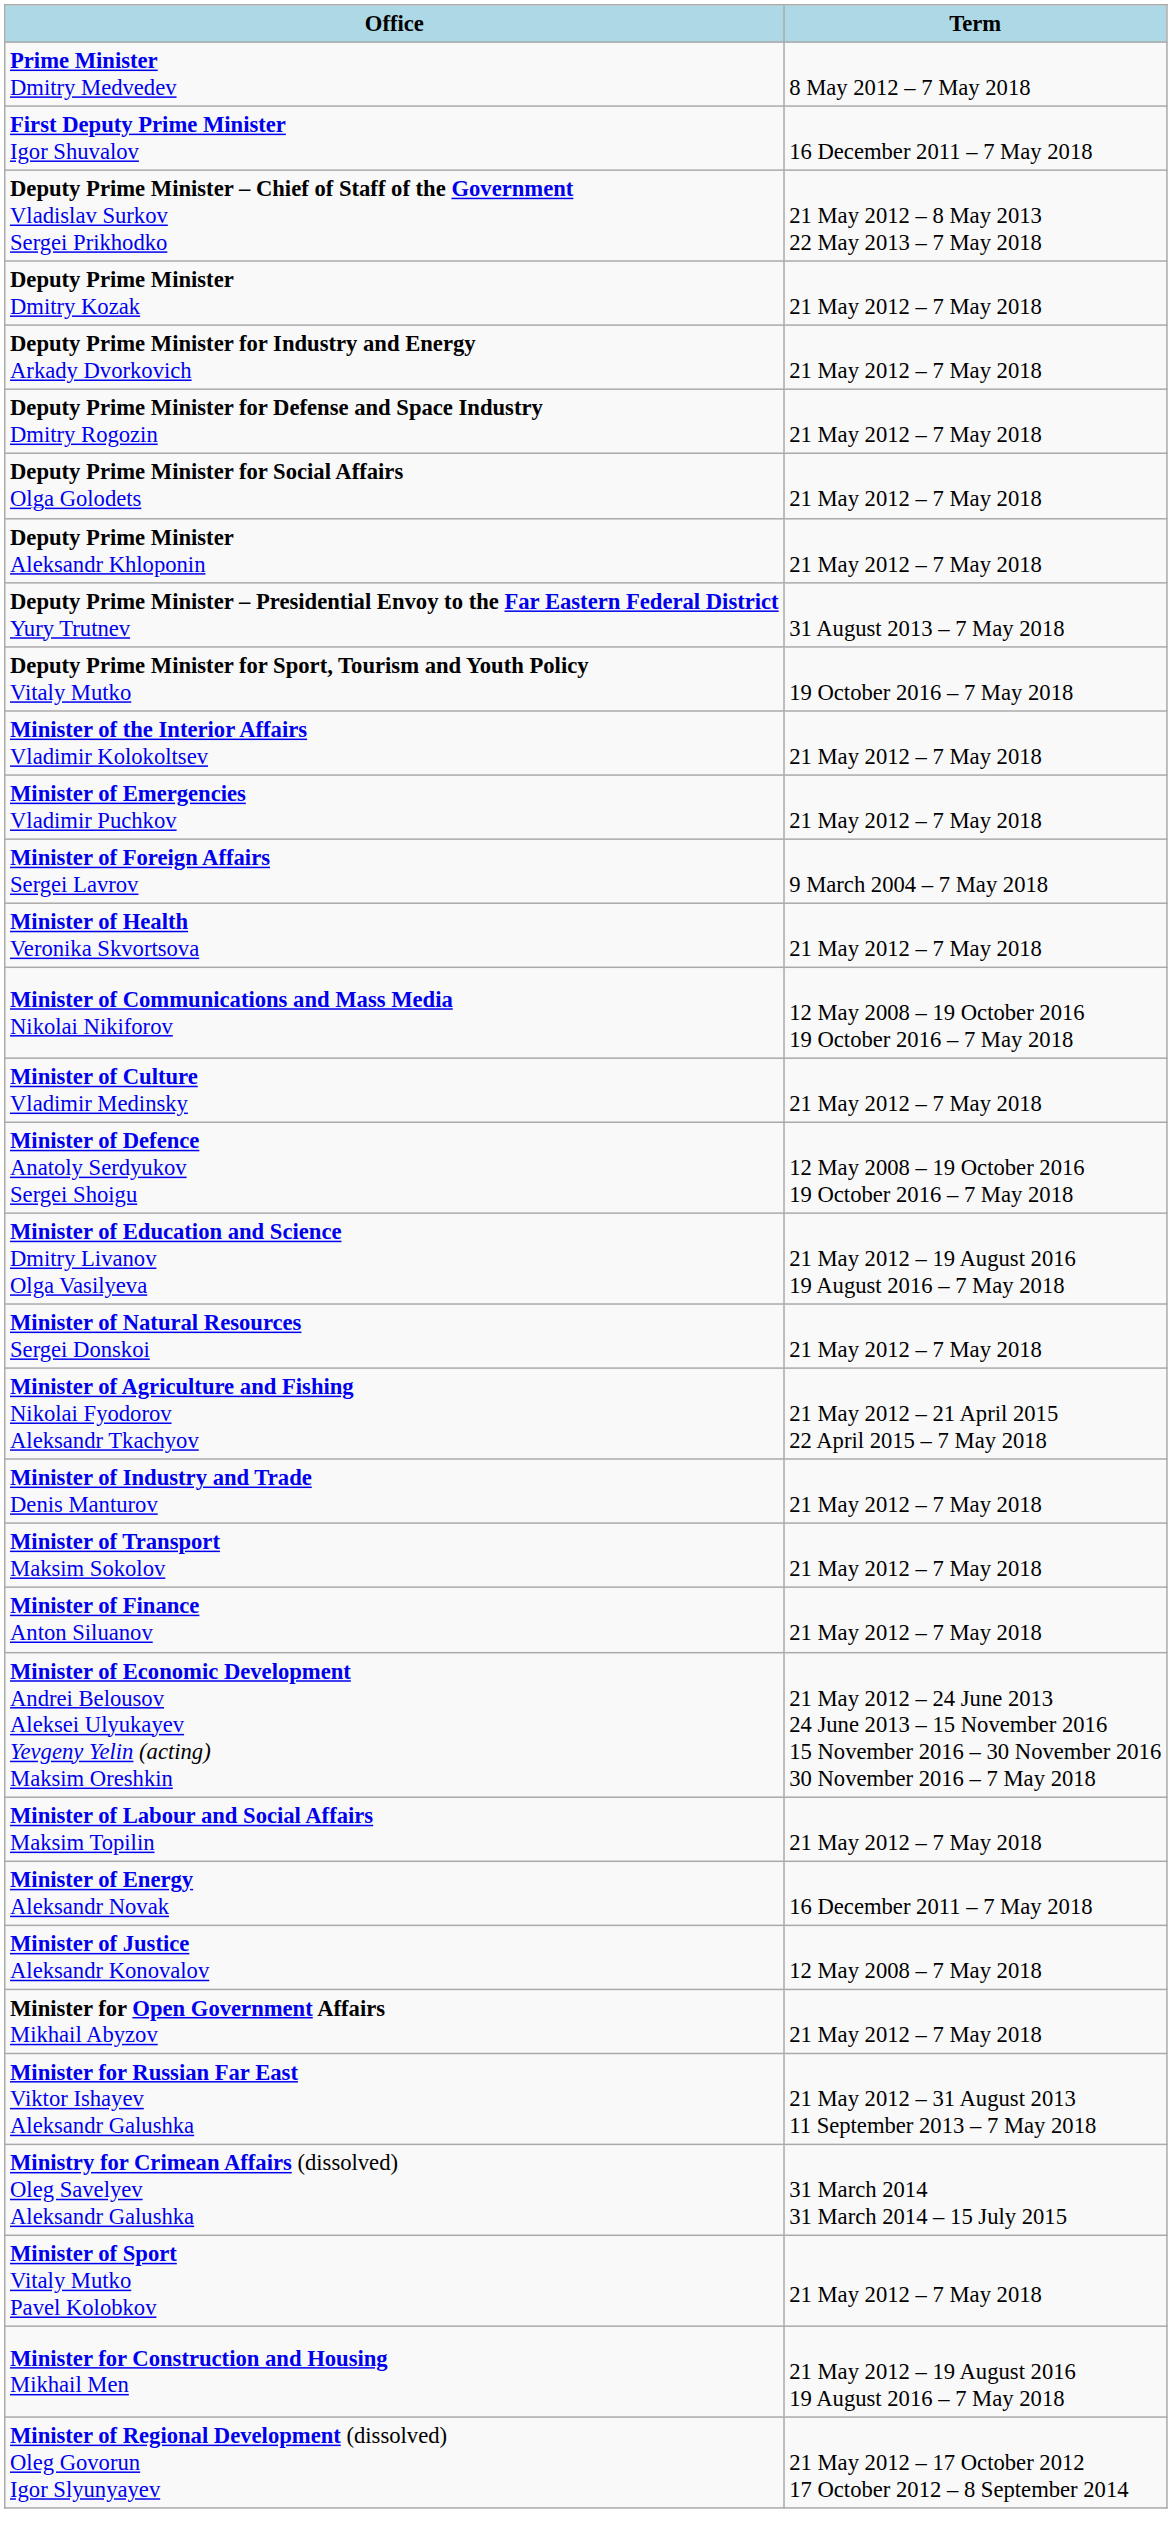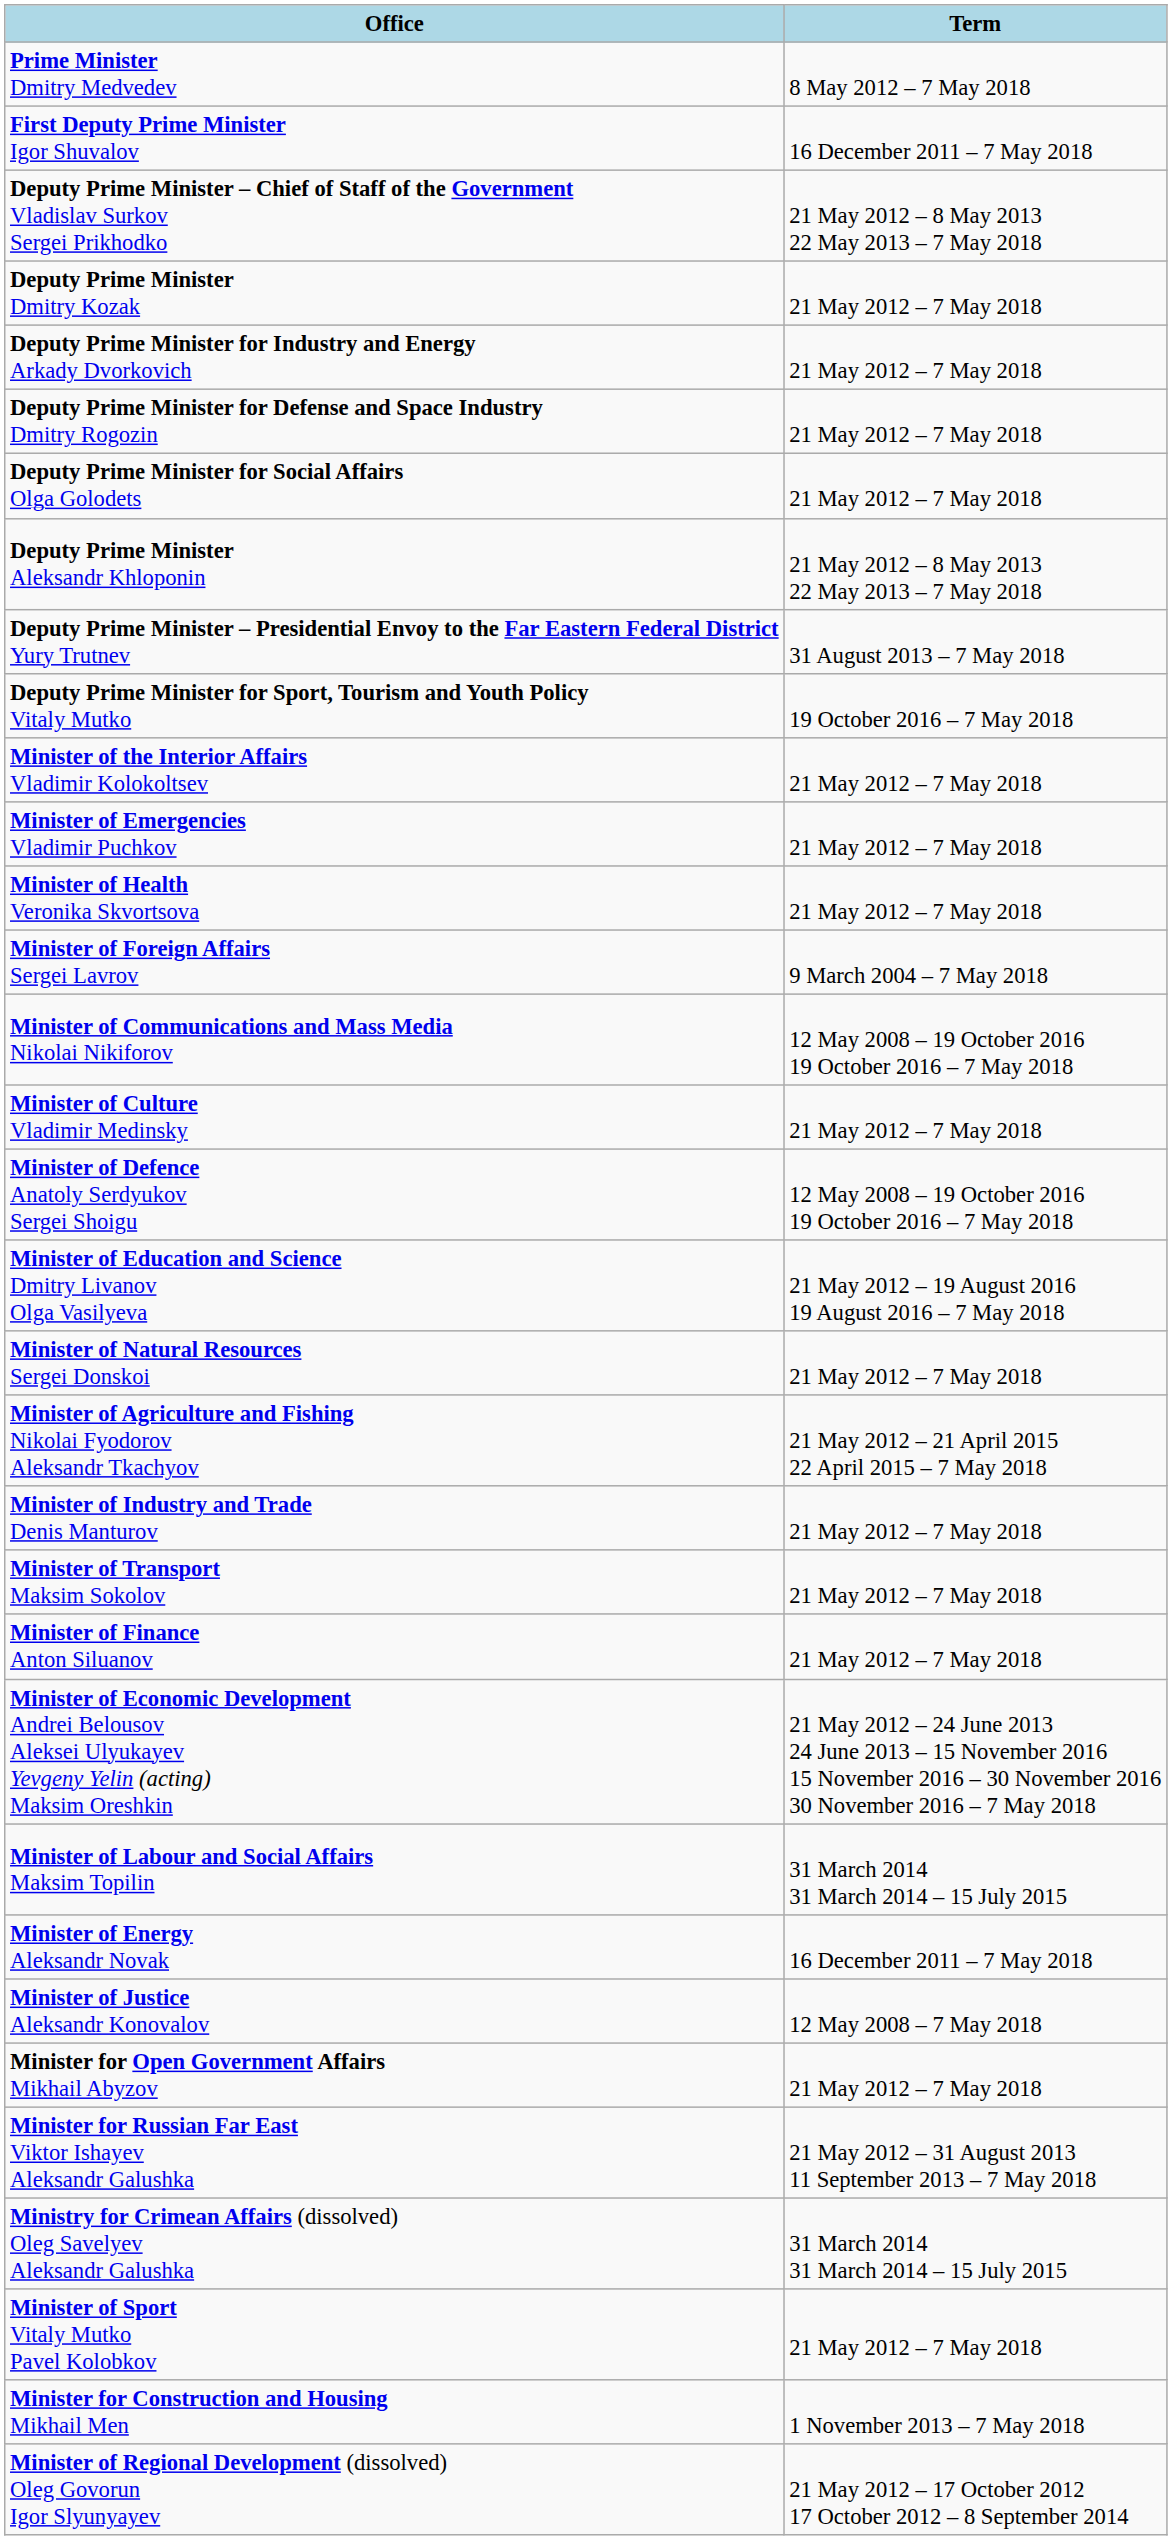(916, 563) 21 May 2012 – 7 May 2018 -> (916, 576) 21 May 2012 – 8 May 2013 22 May 2013 – 7 May 2018
rows swapped: (105, 935) <-> (140, 870)
(916, 1841) 21 May 2012 – 7 May 2018 -> (928, 1882) 31 March 2014 31 March 2014 – 15 July 2015
(933, 2385) 21 May 2012 – 19 August 2016 19 August 2016 – 7 May 2018 -> (937, 2425) 1 November 2013 – 7 May 2018
